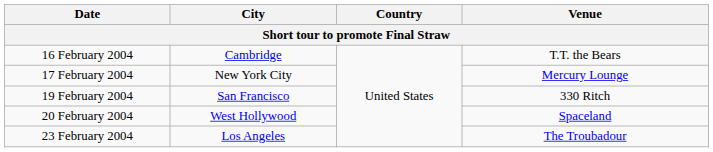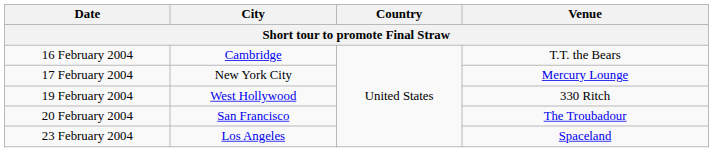(253, 95) San Francisco -> (253, 95) West Hollywood
(253, 116) West Hollywood -> (253, 116) San Francisco
(585, 116) Spaceland -> (585, 116) The Troubadour
(585, 136) The Troubadour -> (585, 136) Spaceland
